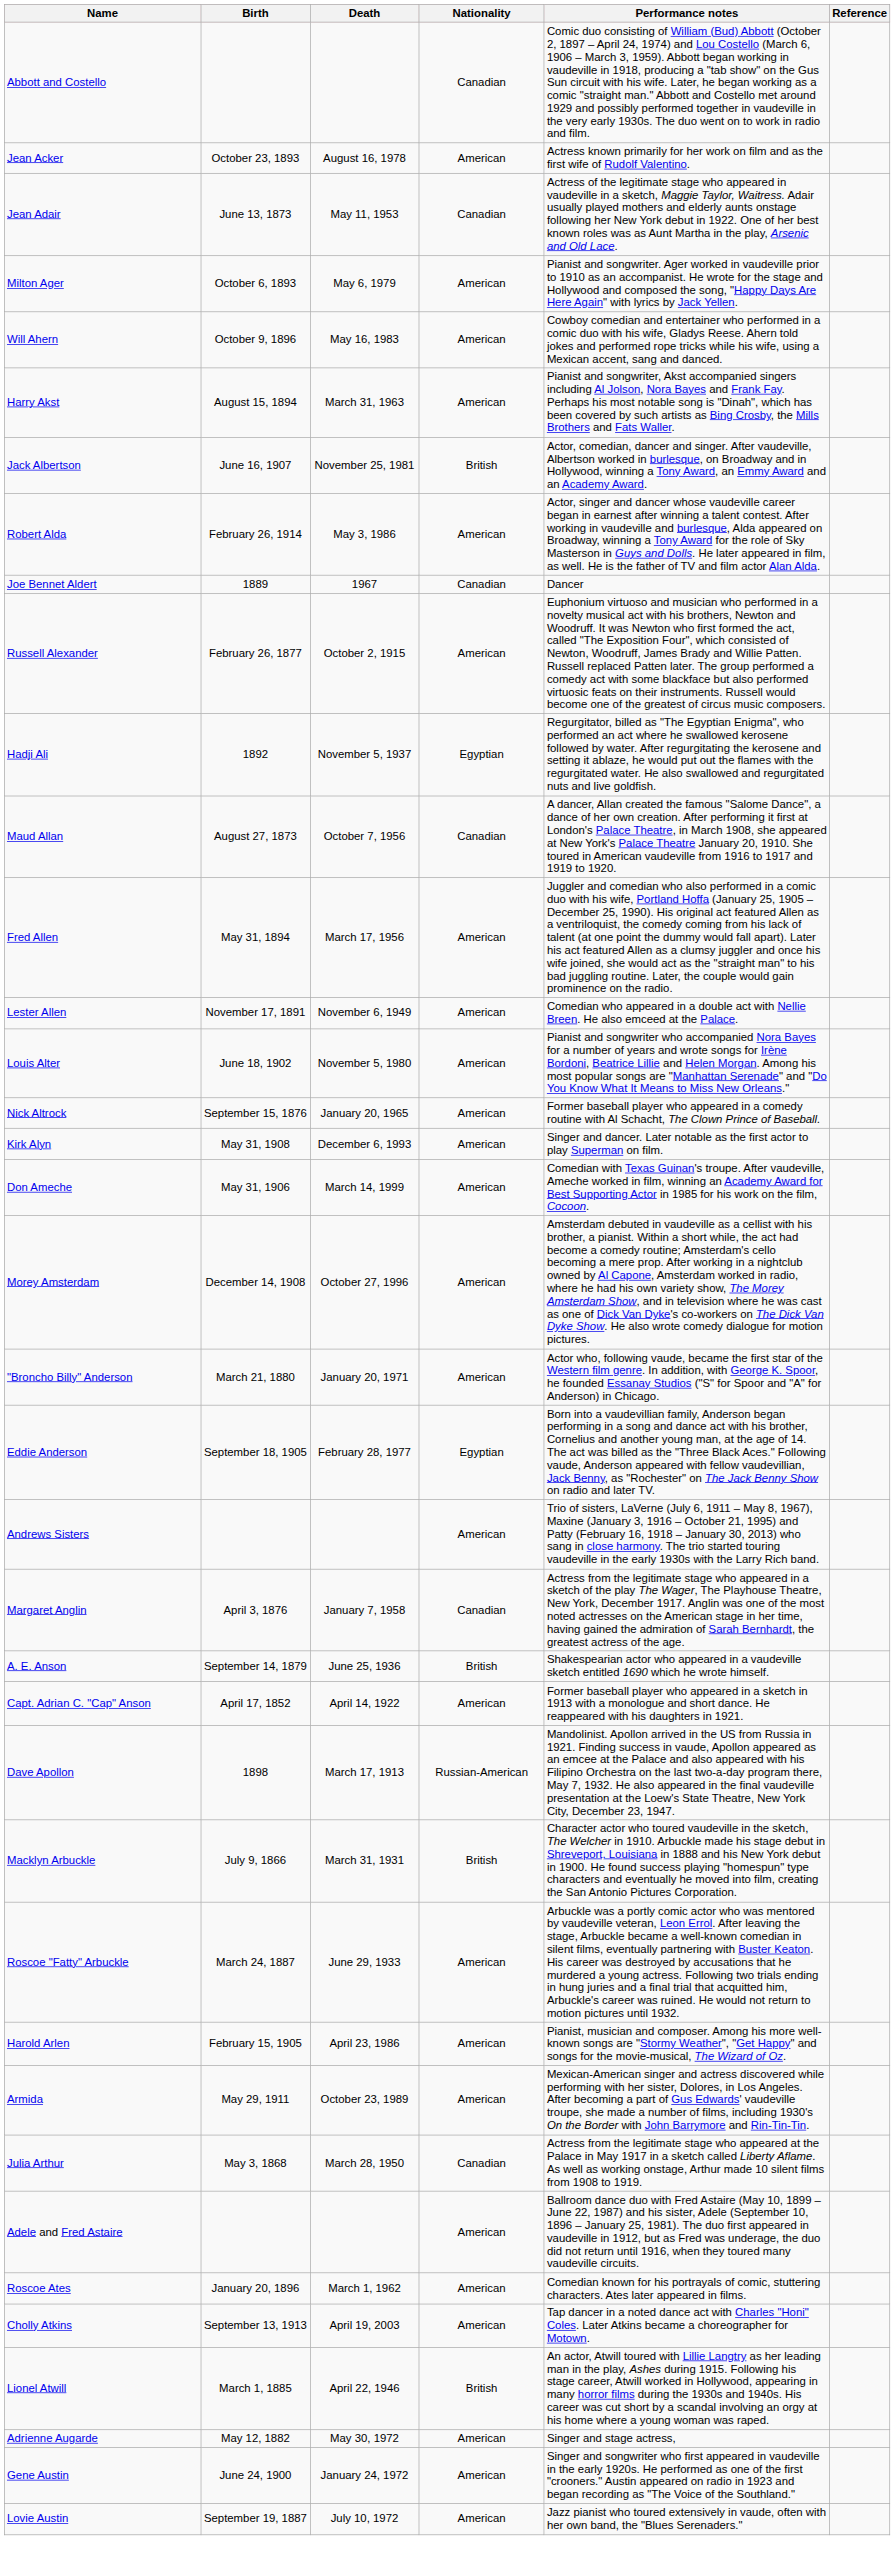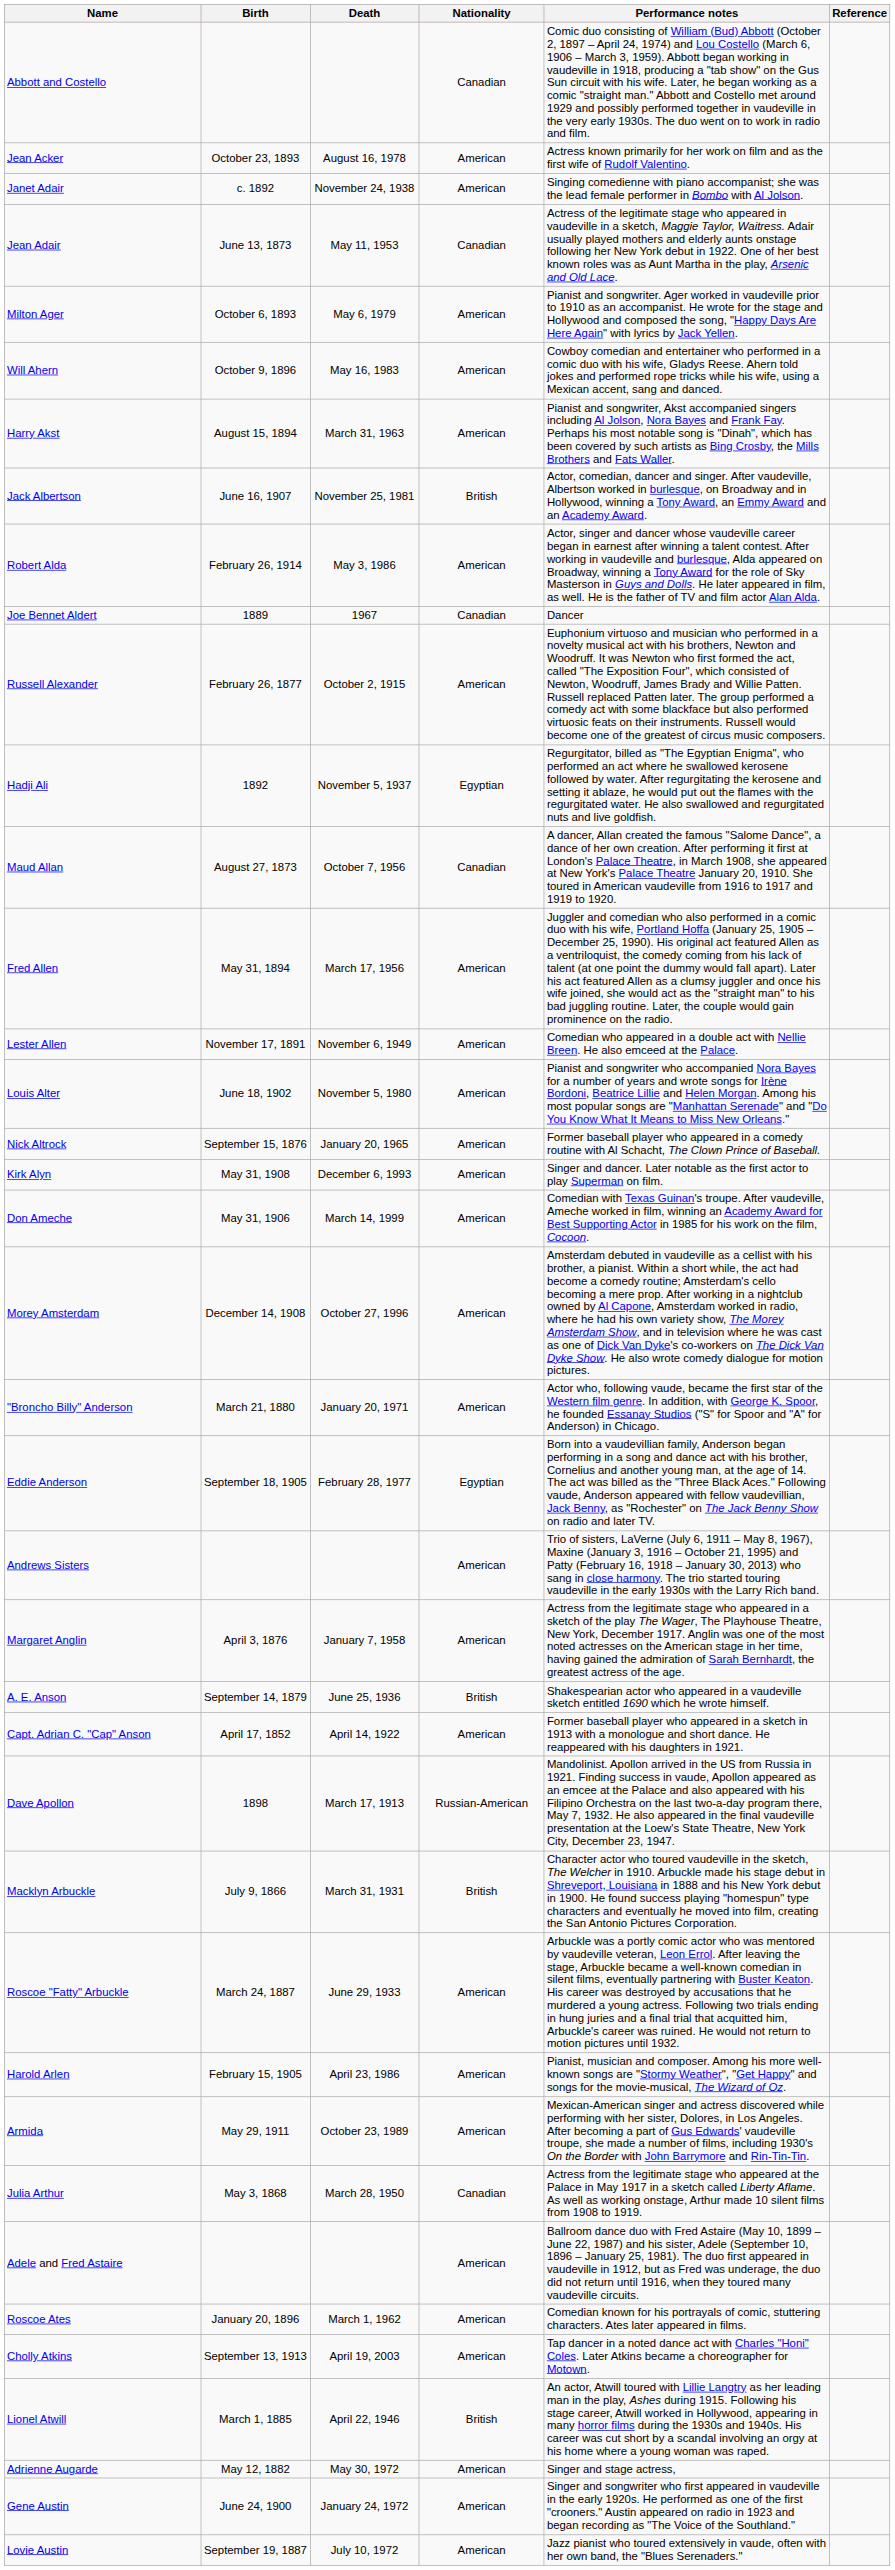+ row: (35, 188)
(482, 1610) Canadian -> (482, 1640) American
